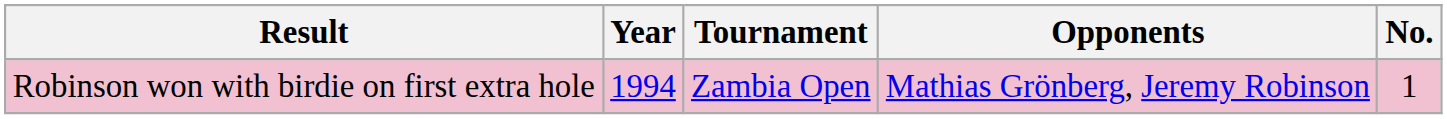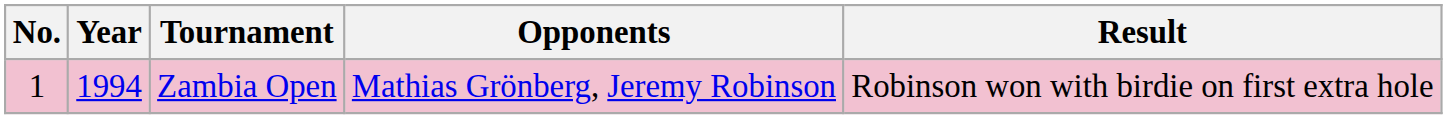columns swapped: (1409, 31) <-> (304, 31)
